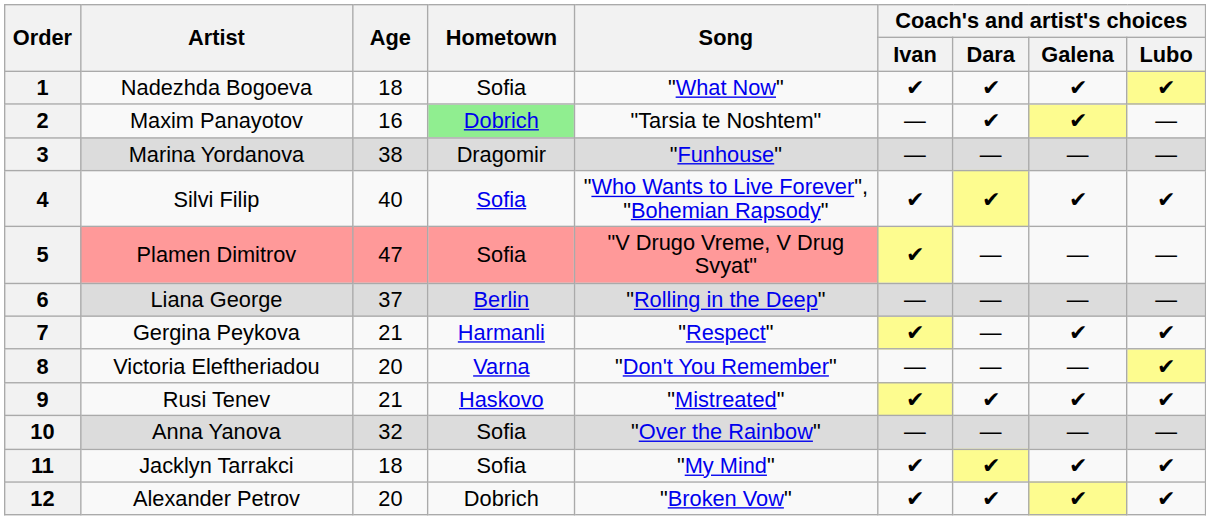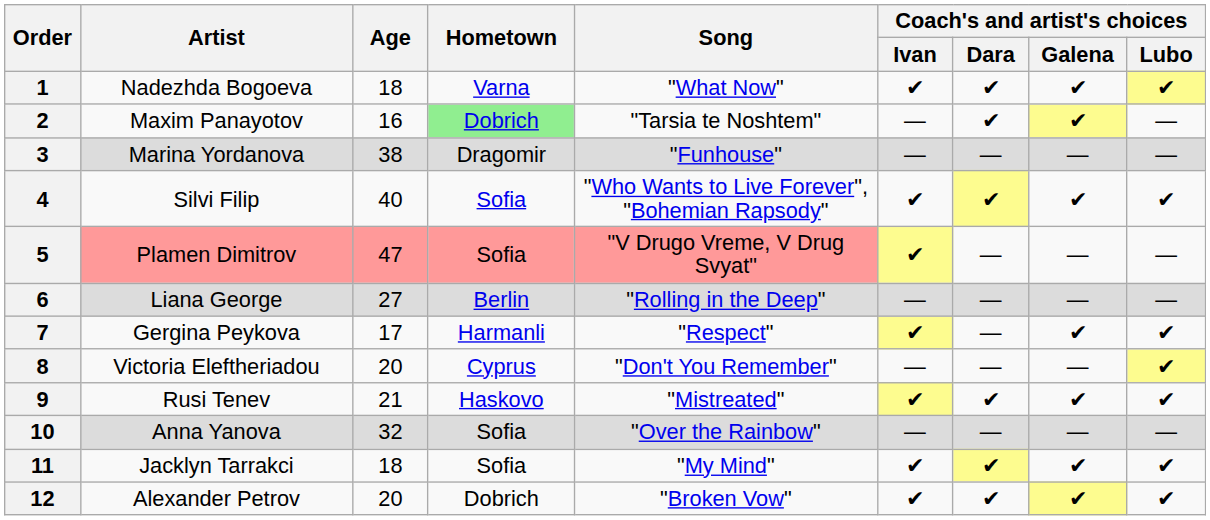(501, 88) Sofia -> (501, 88) Varna
(390, 300) 37 -> (390, 300) 27
(390, 333) 21 -> (390, 333) 17
(501, 366) Varna -> (501, 366) Cyprus
